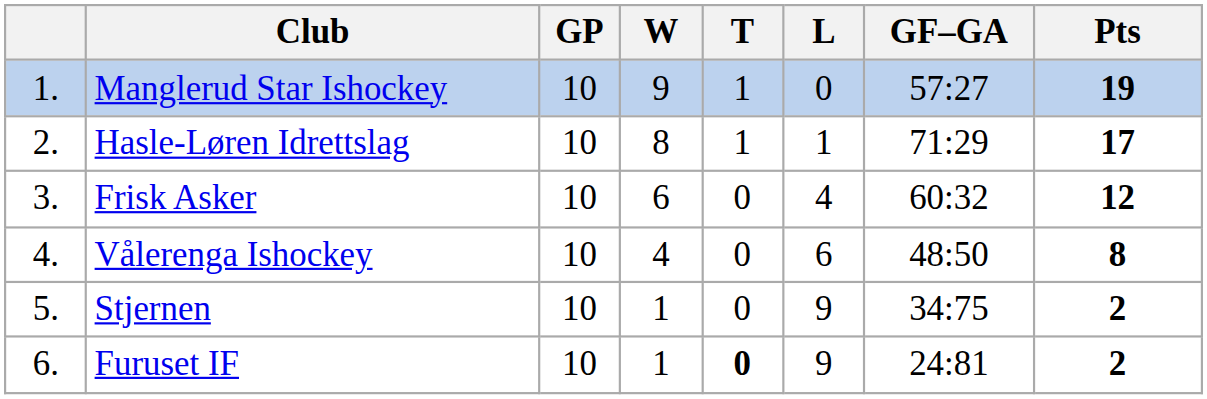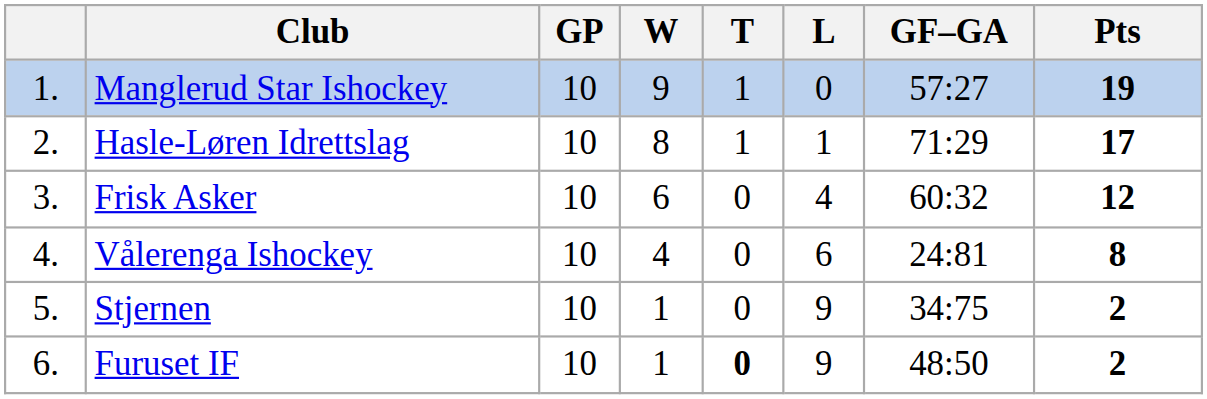(949, 253) 48:50 -> (949, 253) 24:81
(949, 364) 24:81 -> (949, 364) 48:50
